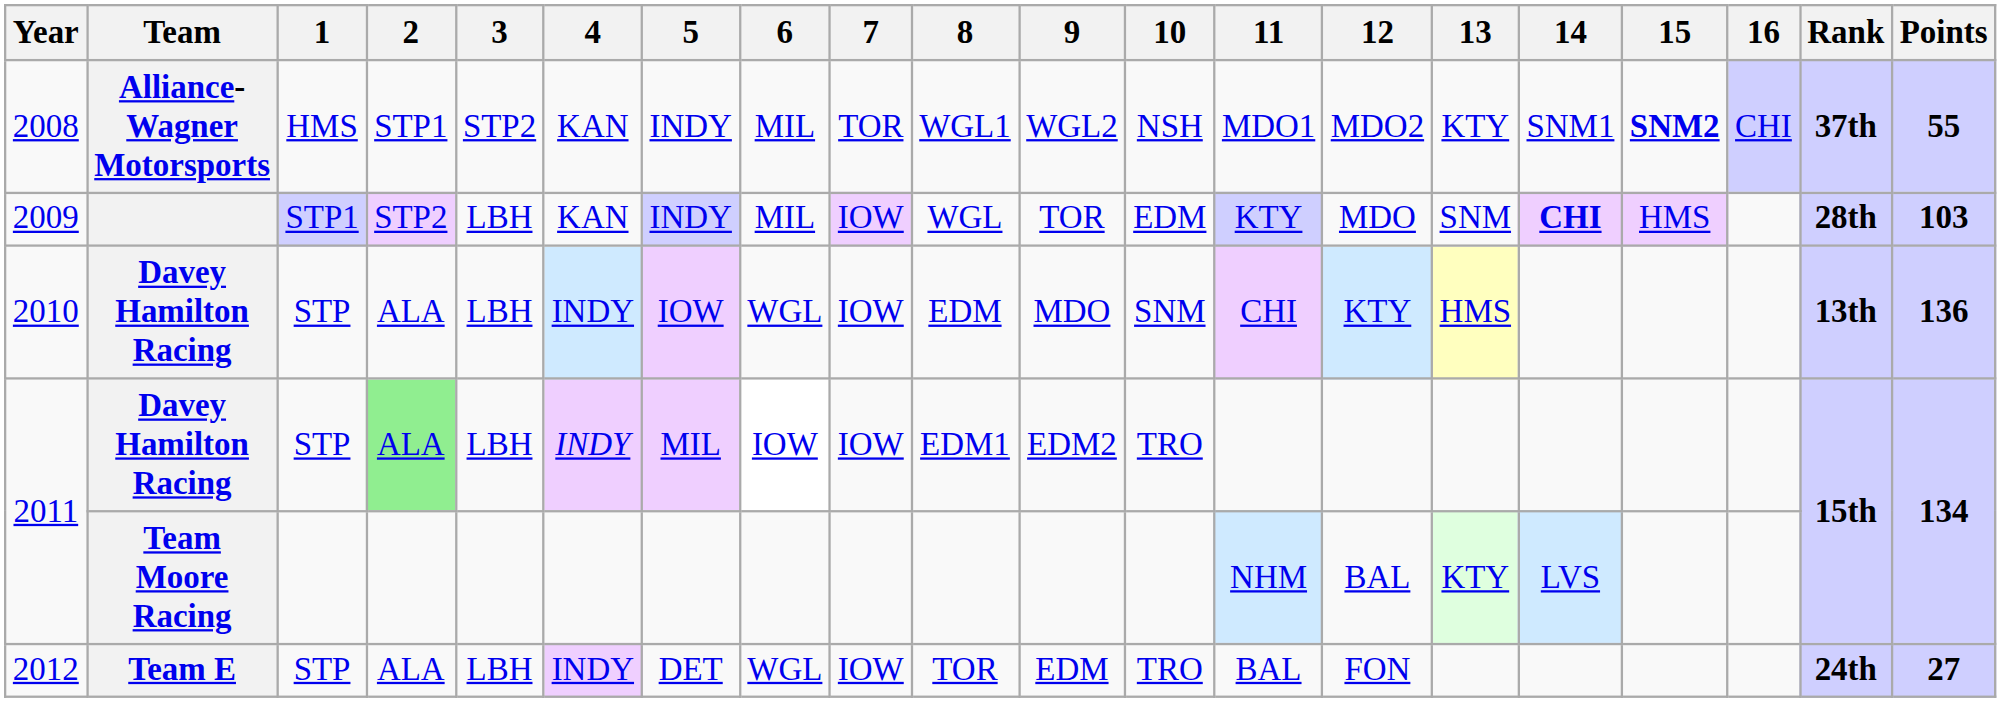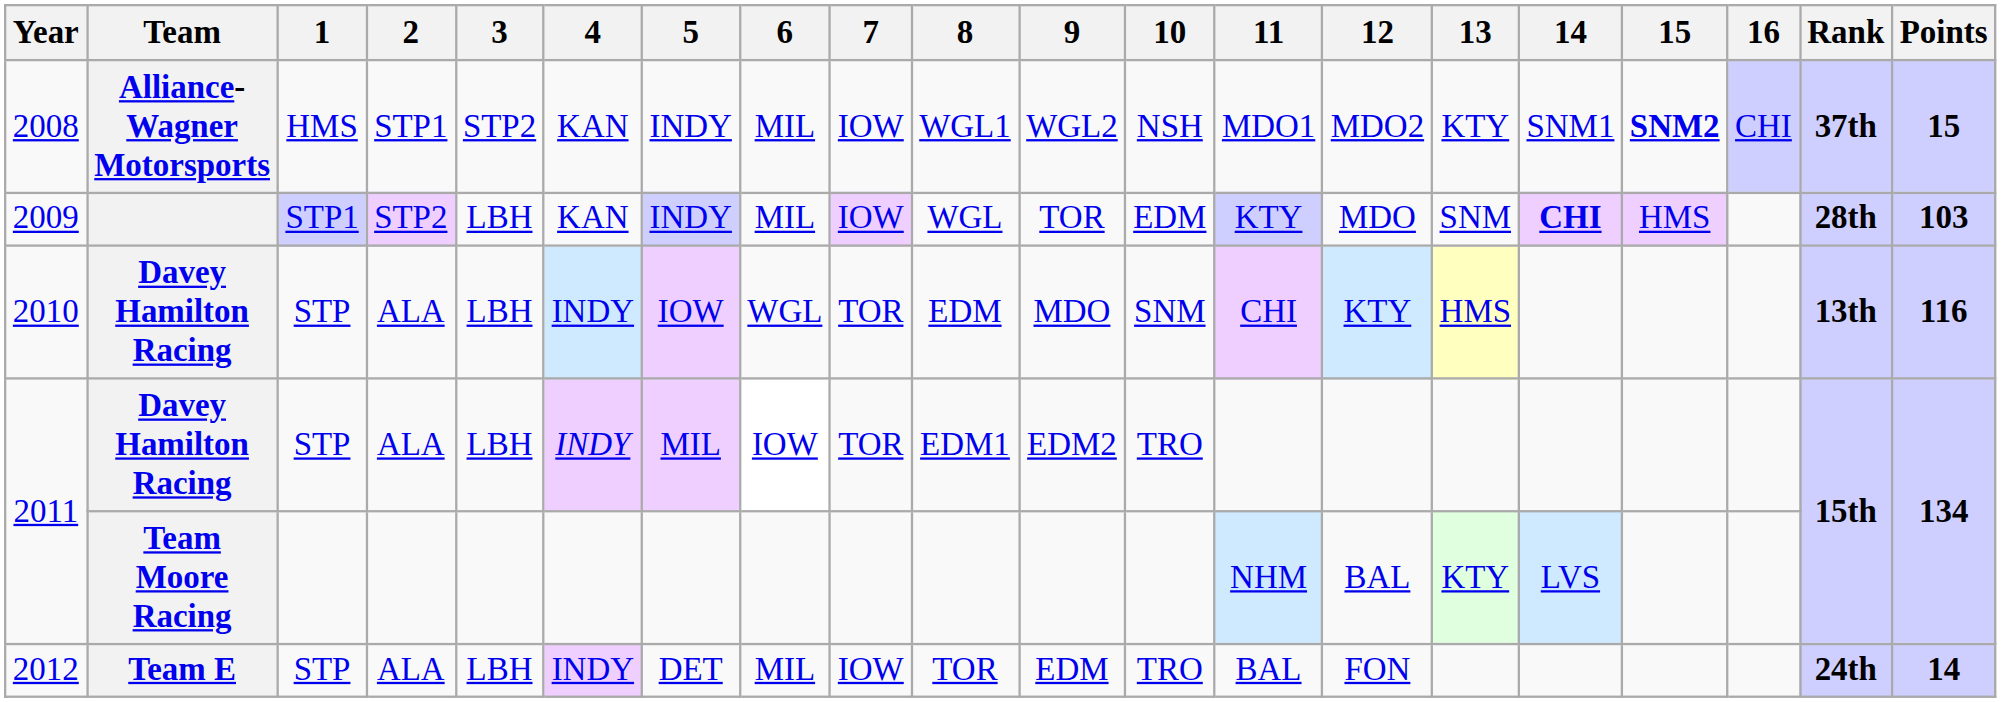(871, 125) TOR -> (871, 125) IOW
(1944, 125) 55 -> (1944, 125) 15
(871, 312) IOW -> (871, 312) TOR
(1944, 312) 136 -> (1944, 312) 116
(411, 444) lightgreen background -> (411, 444) no background
(871, 444) IOW -> (871, 444) TOR
(785, 669) WGL -> (785, 669) MIL
(1944, 669) 27 -> (1944, 669) 14
